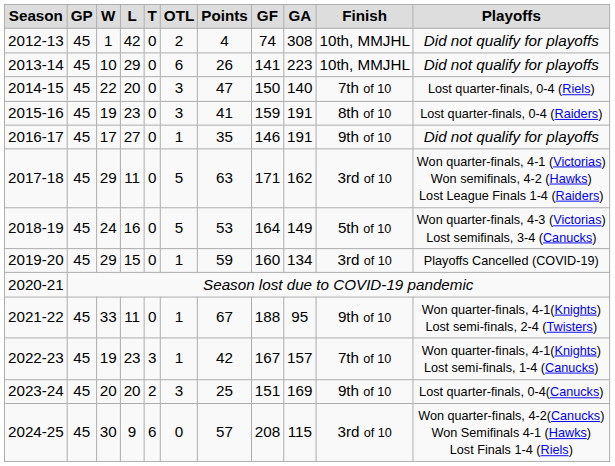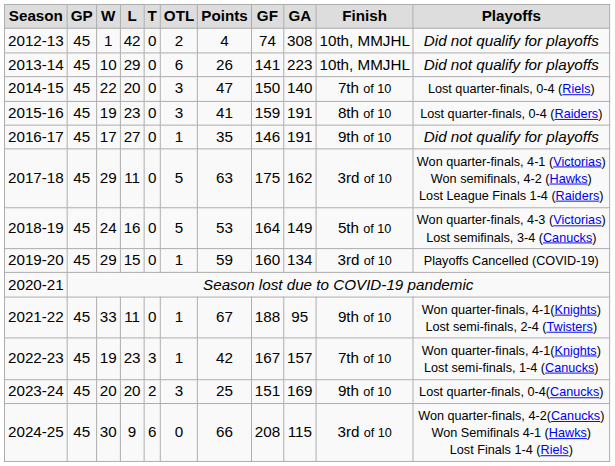(267, 178) 171 -> (267, 178) 175
(224, 432) 57 -> (224, 432) 66
